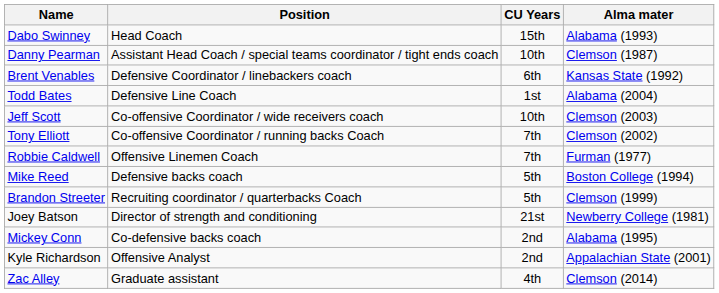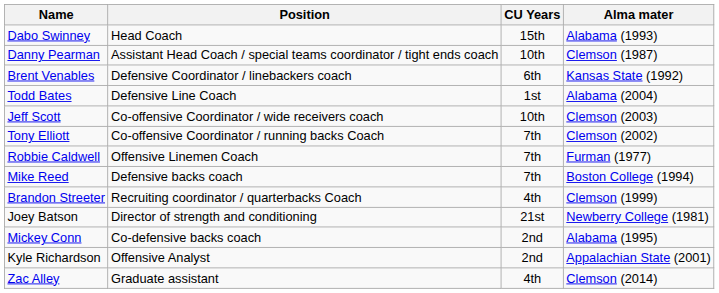(532, 177) 5th -> (532, 177) 7th
(532, 197) 5th -> (532, 197) 4th
